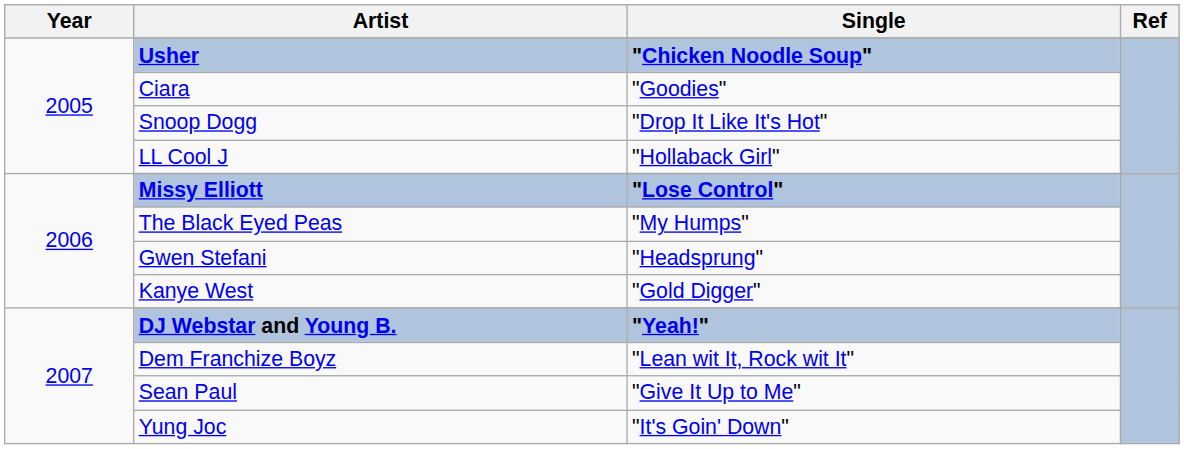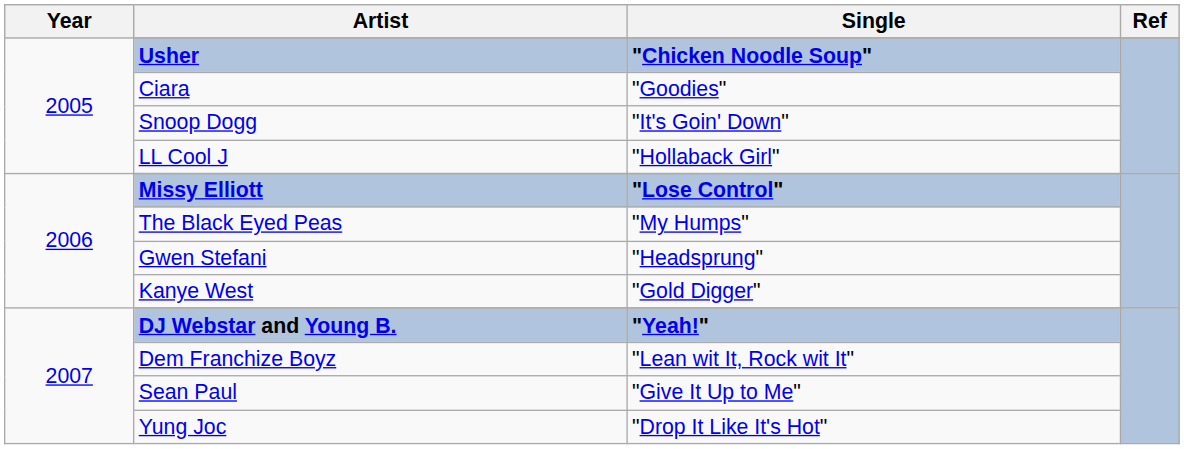(730, 122) "Drop It Like It's Hot" -> (710, 122) "It's Goin' Down"
(710, 426) "It's Goin' Down" -> (730, 426) "Drop It Like It's Hot"
